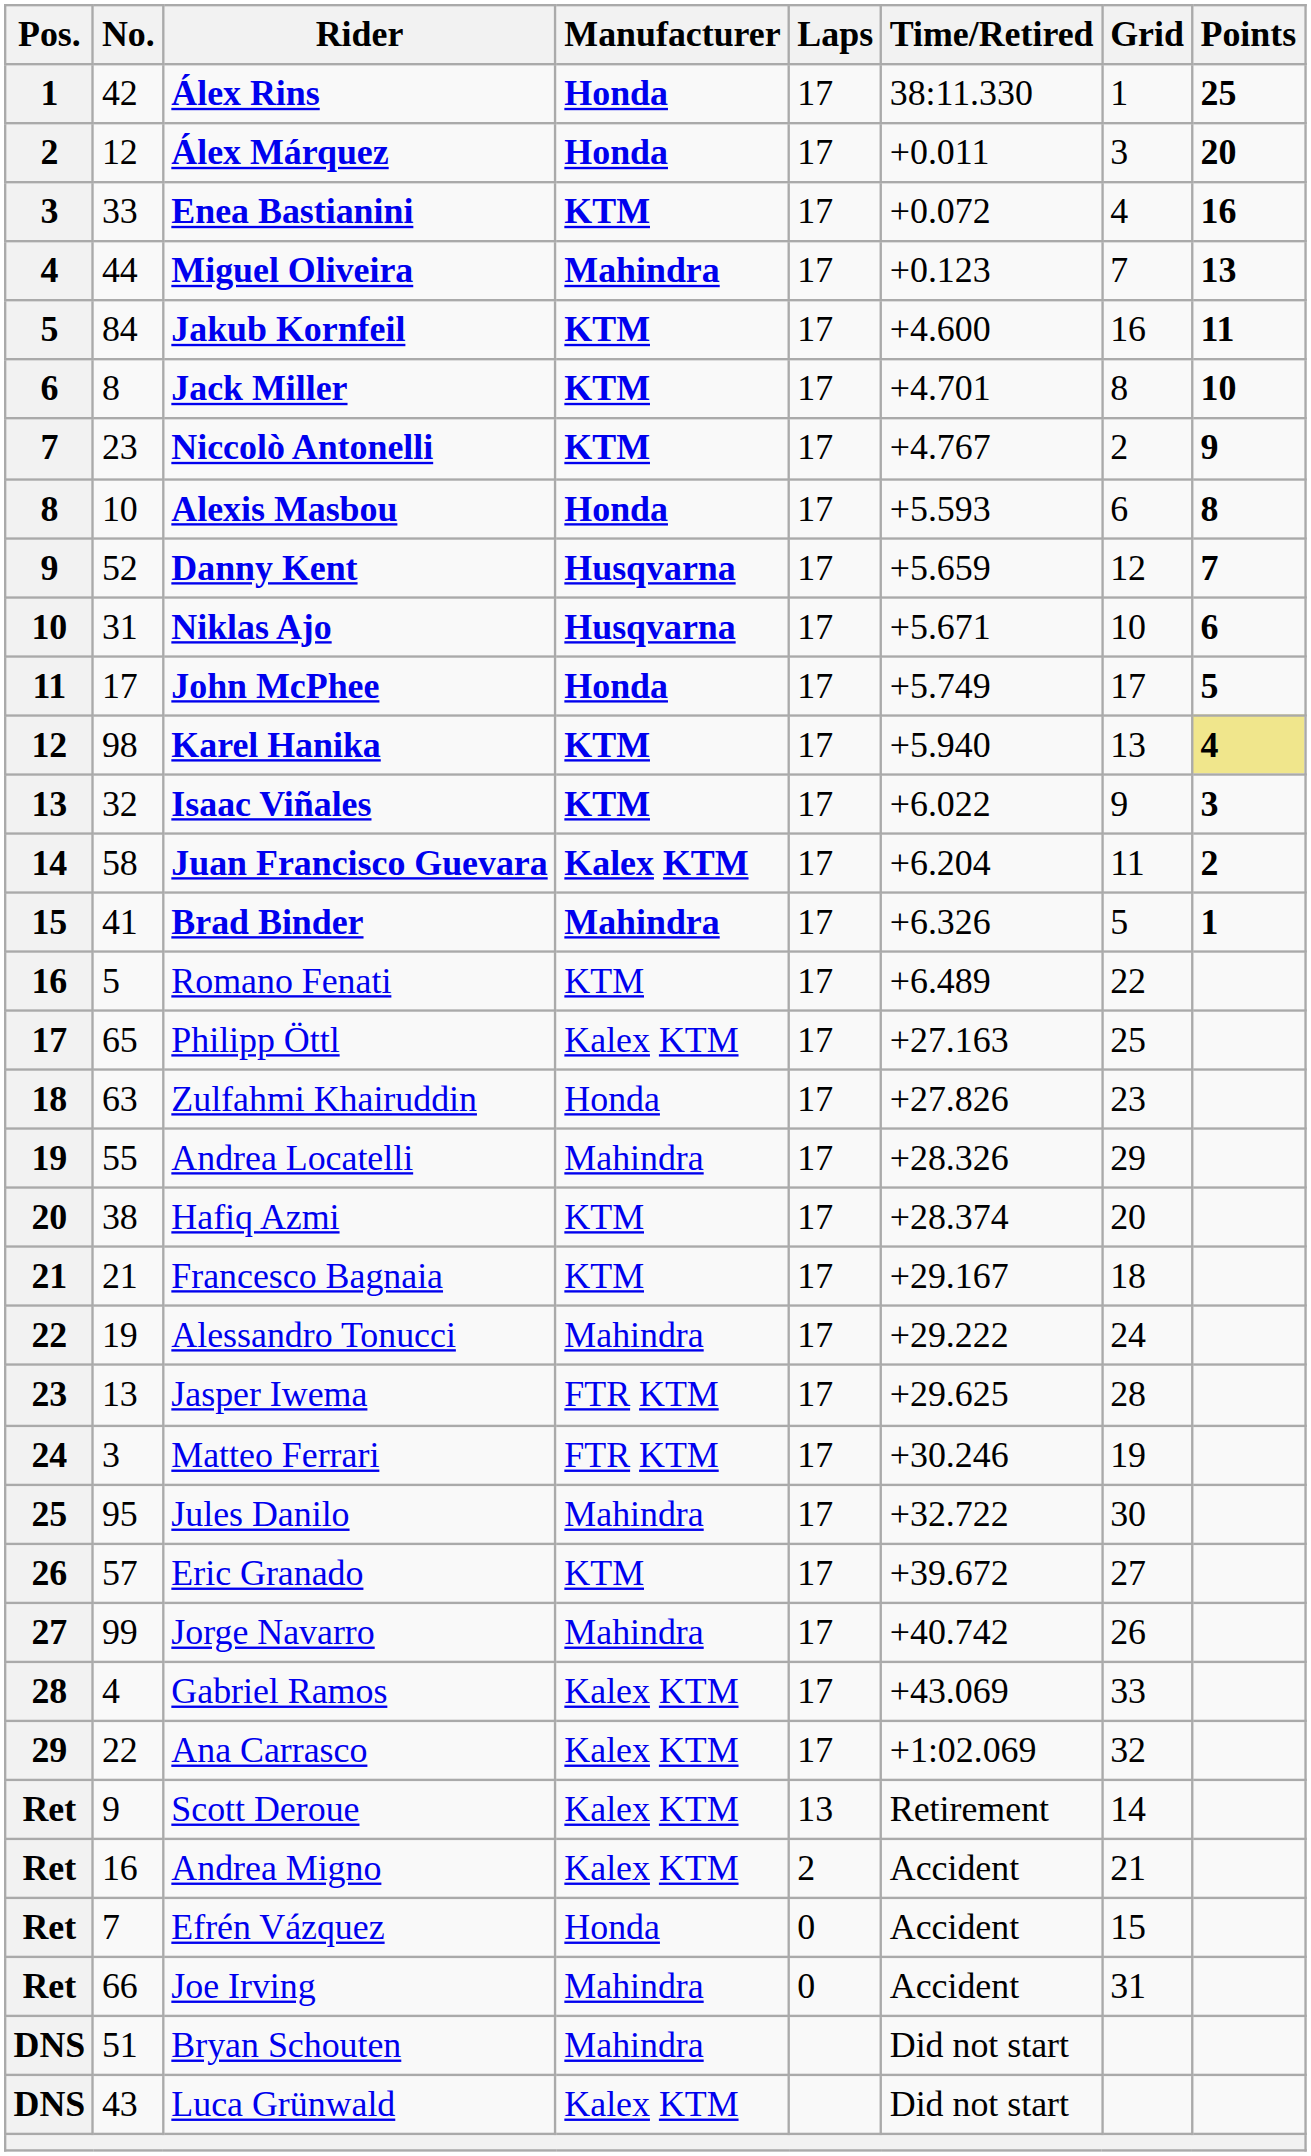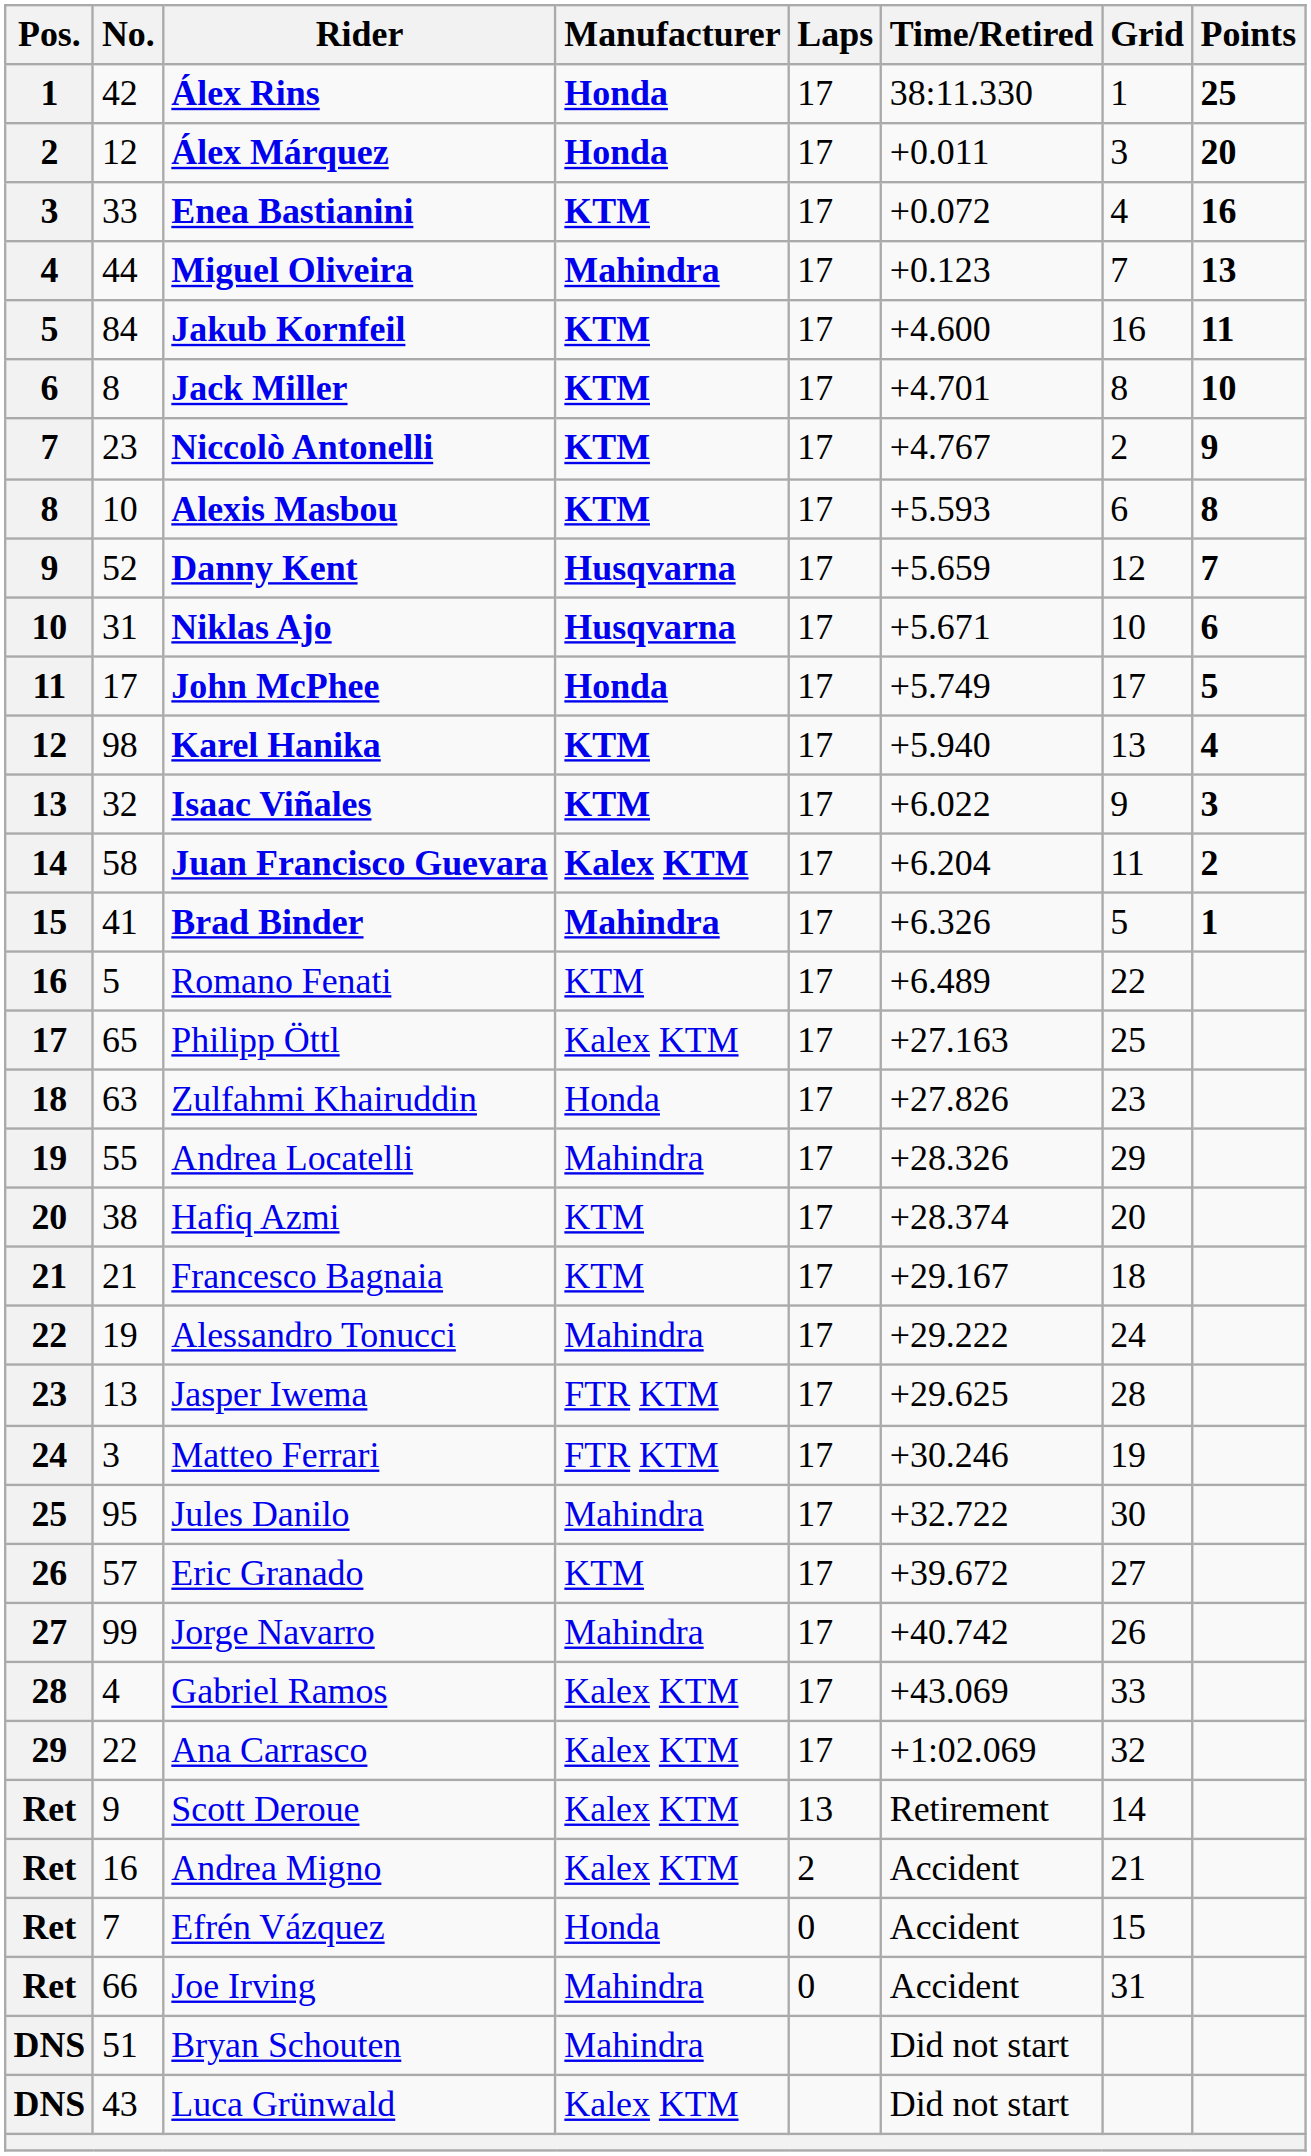(616, 507) Honda -> (607, 507) KTM
(1210, 744) khaki background -> (1210, 744) no background
